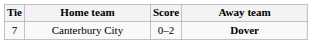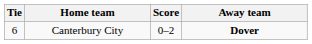(14, 30) 7 -> (14, 30) 6
